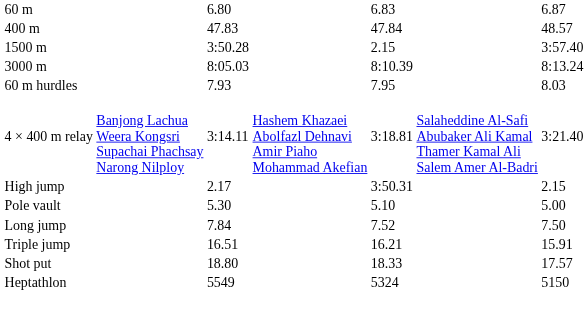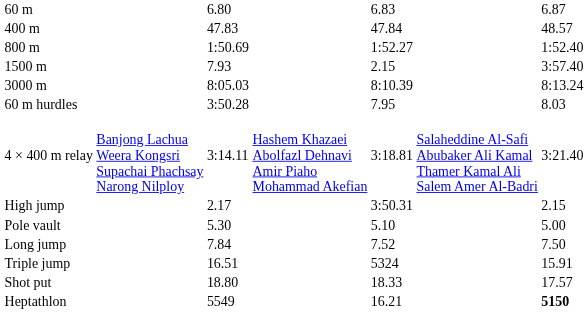+ row: (22, 47)
(228, 47) 3:50.28 -> (219, 66) 7.93
(219, 86) 7.93 -> (228, 105) 3:50.28
(386, 244) 16.21 -> (385, 263) 5324
(385, 282) 5324 -> (386, 301) 16.21
(555, 282) normal -> (555, 301) bold
